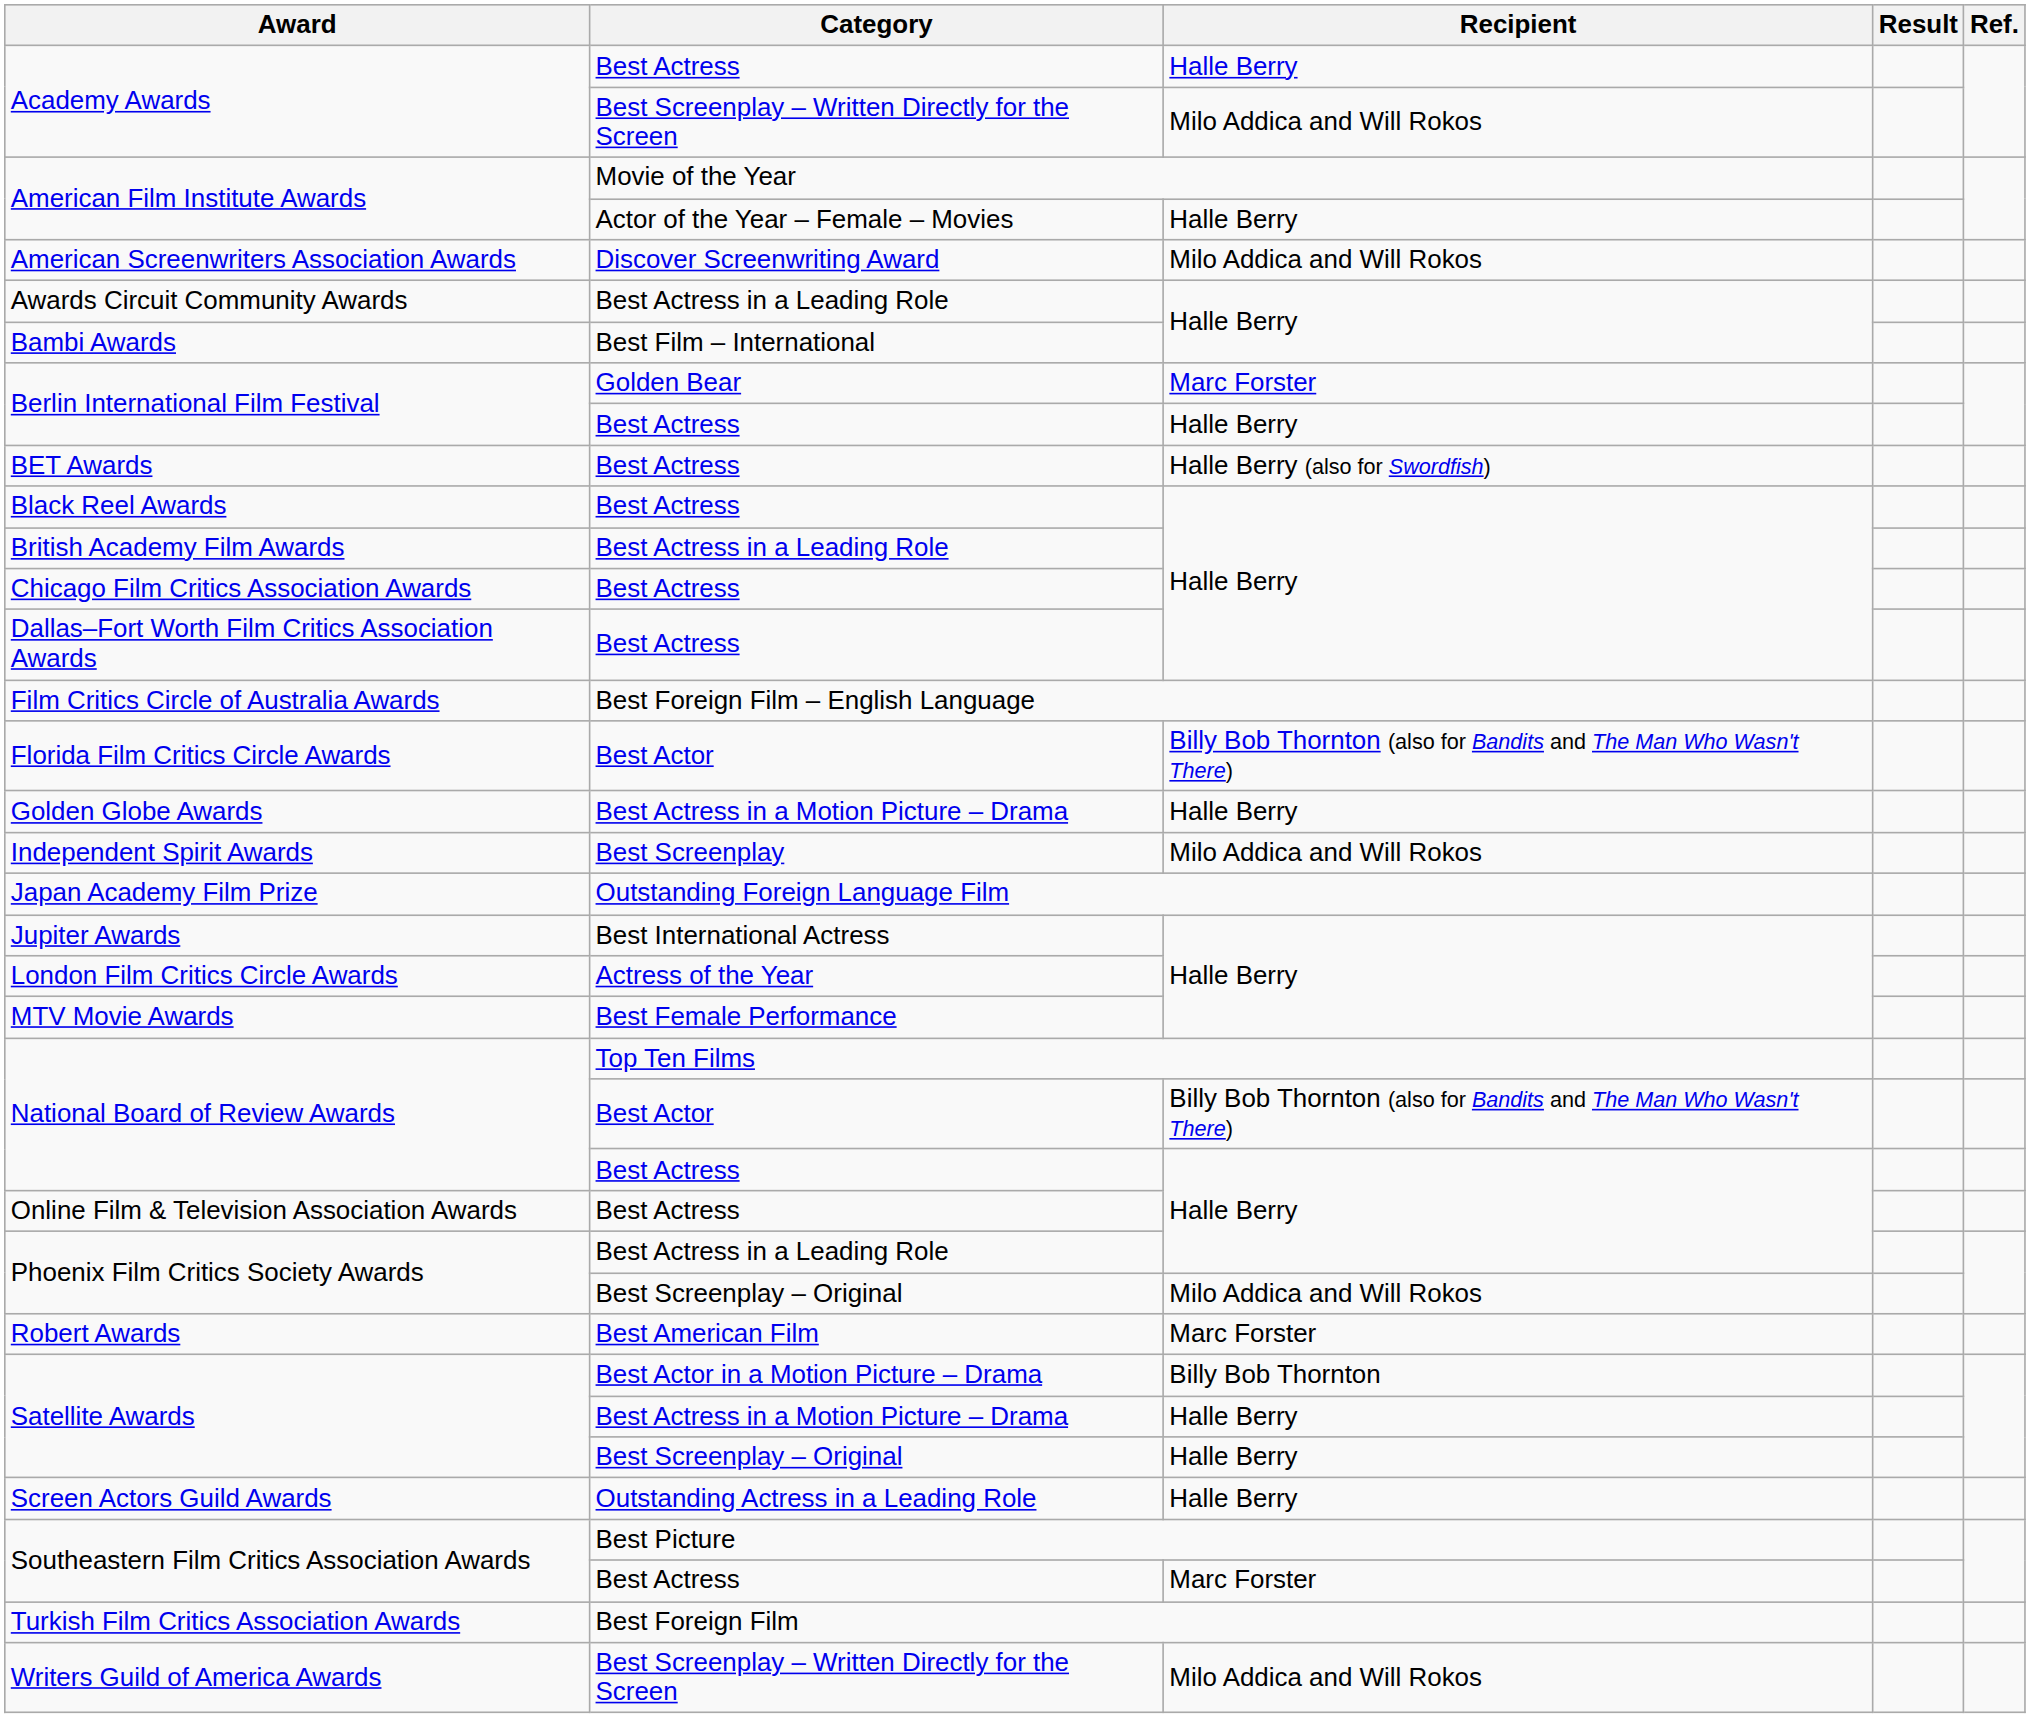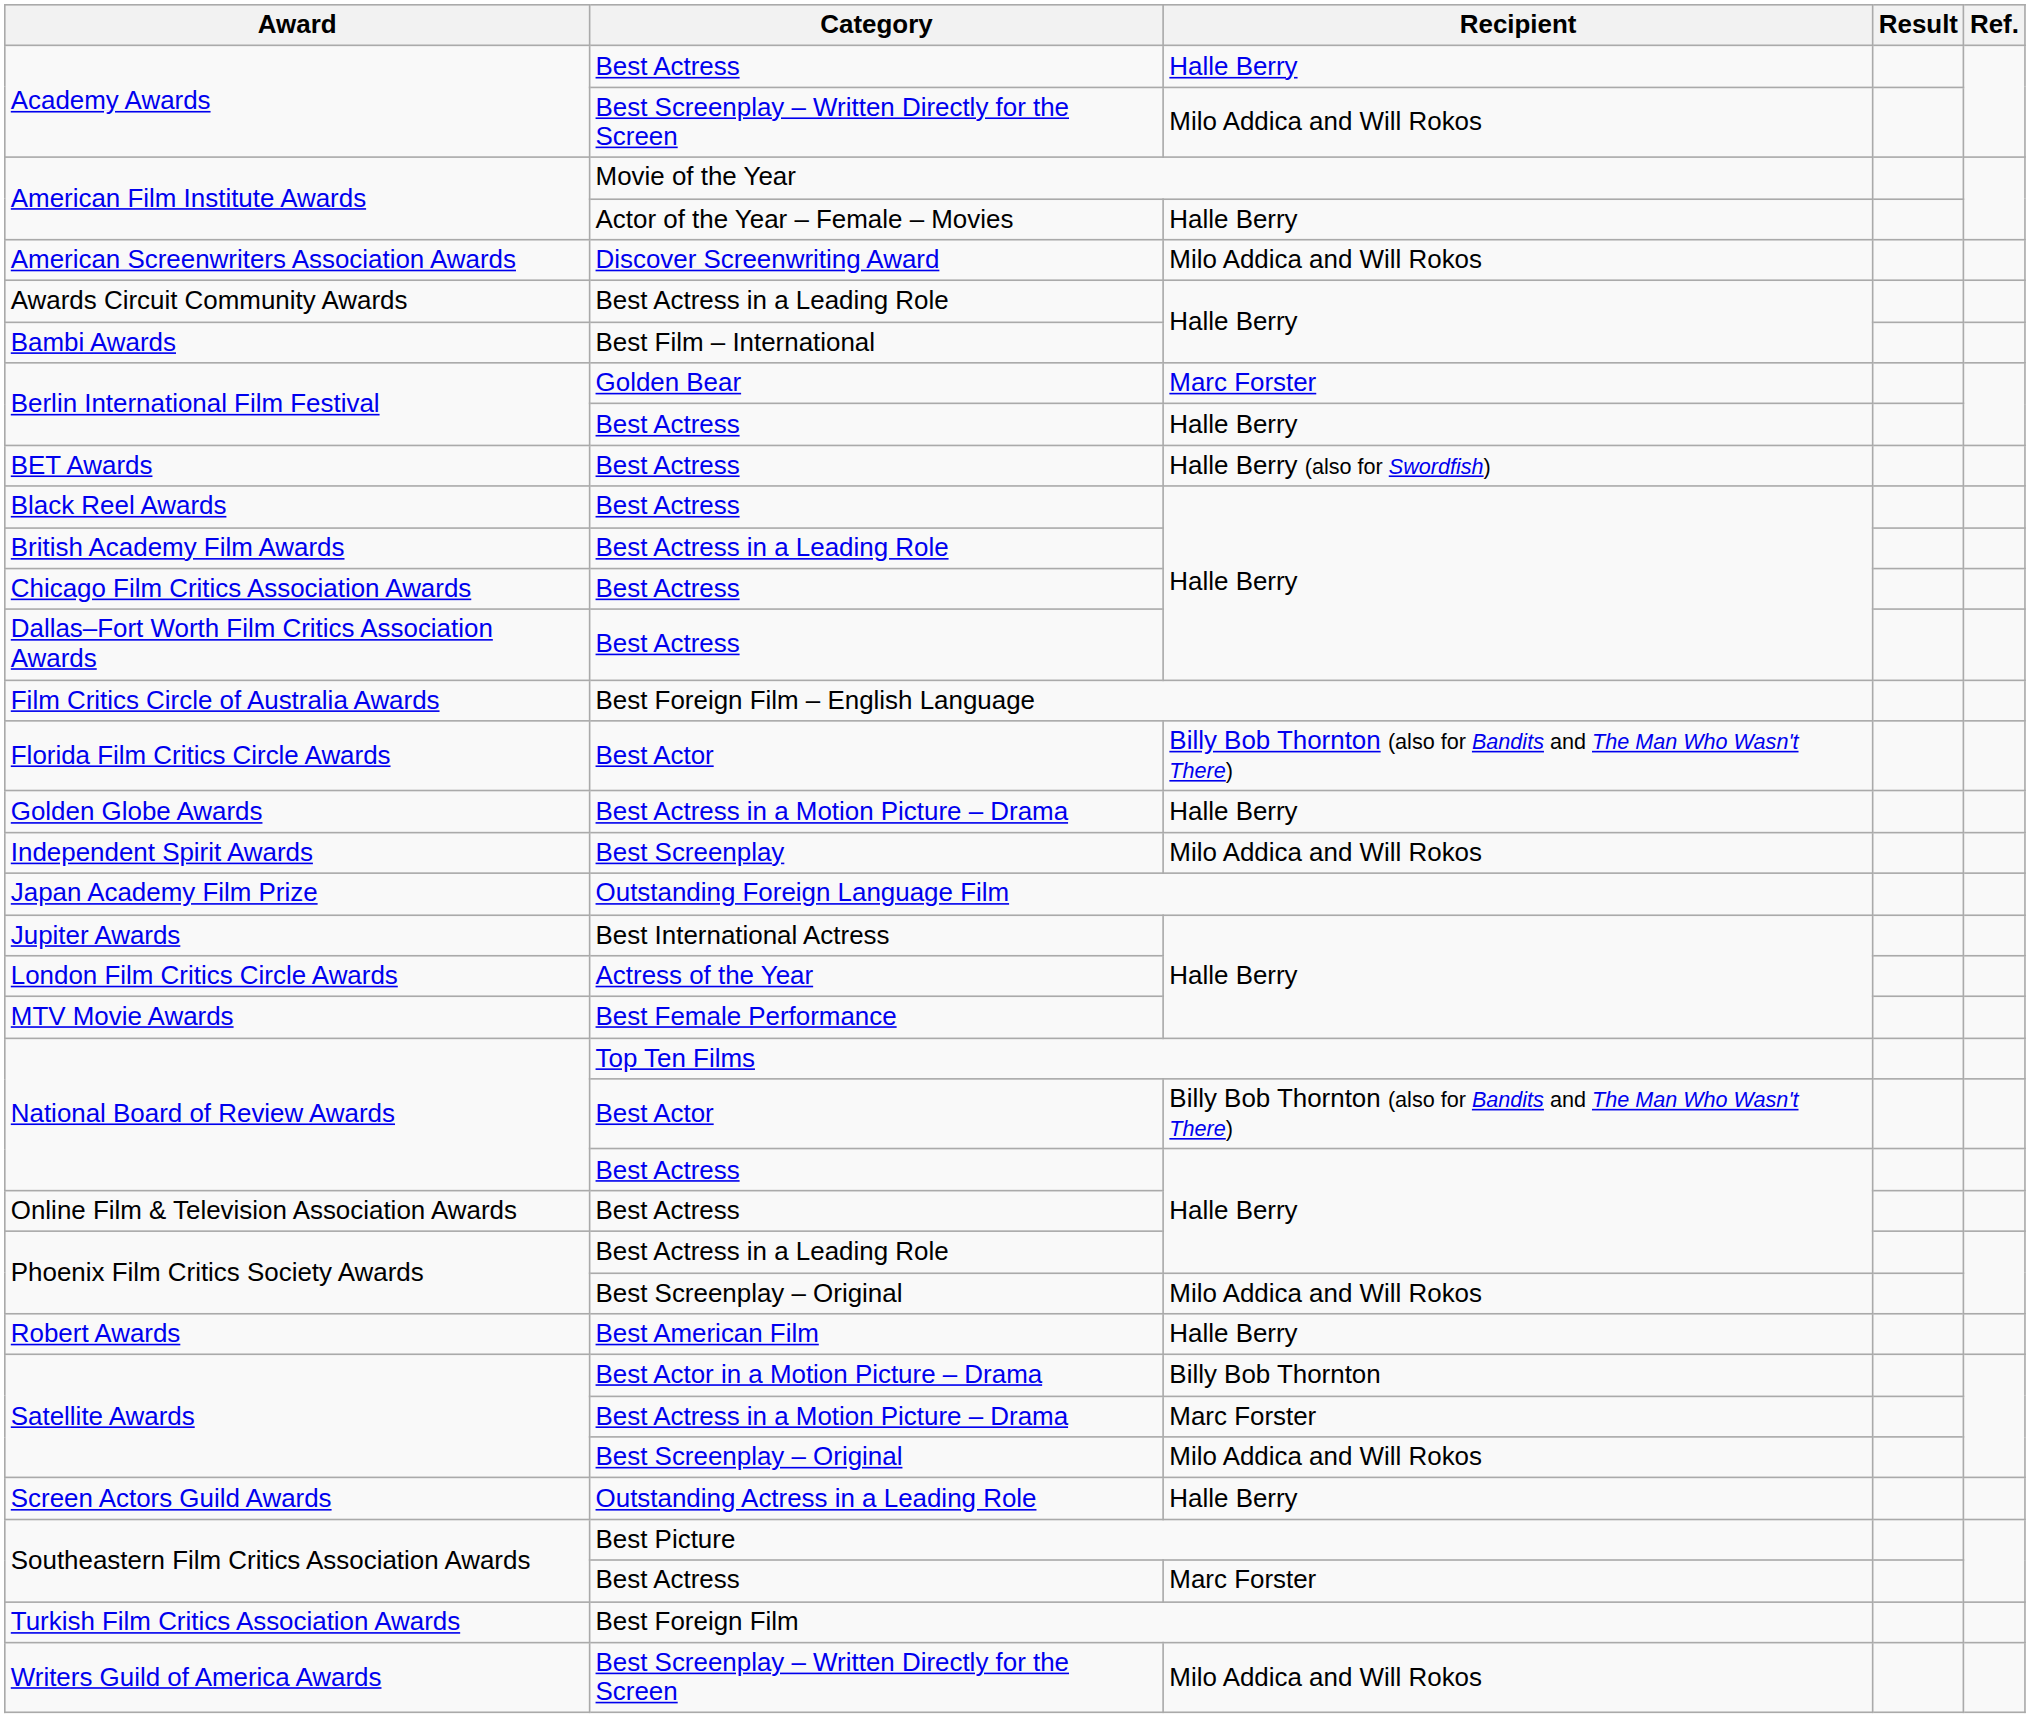(1243, 1333) Marc Forster -> (1233, 1333) Halle Berry
(1233, 1416) Halle Berry -> (1243, 1416) Marc Forster
(1233, 1457) Halle Berry -> (1326, 1457) Milo Addica and Will Rokos
